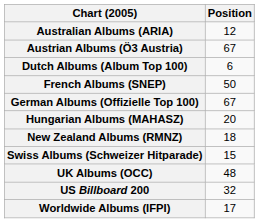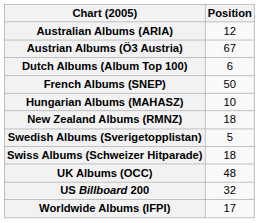- row: (105, 102)
(230, 119) 20 -> (230, 102) 10
+ row: (105, 137)
(230, 155) 15 -> (230, 155) 18
